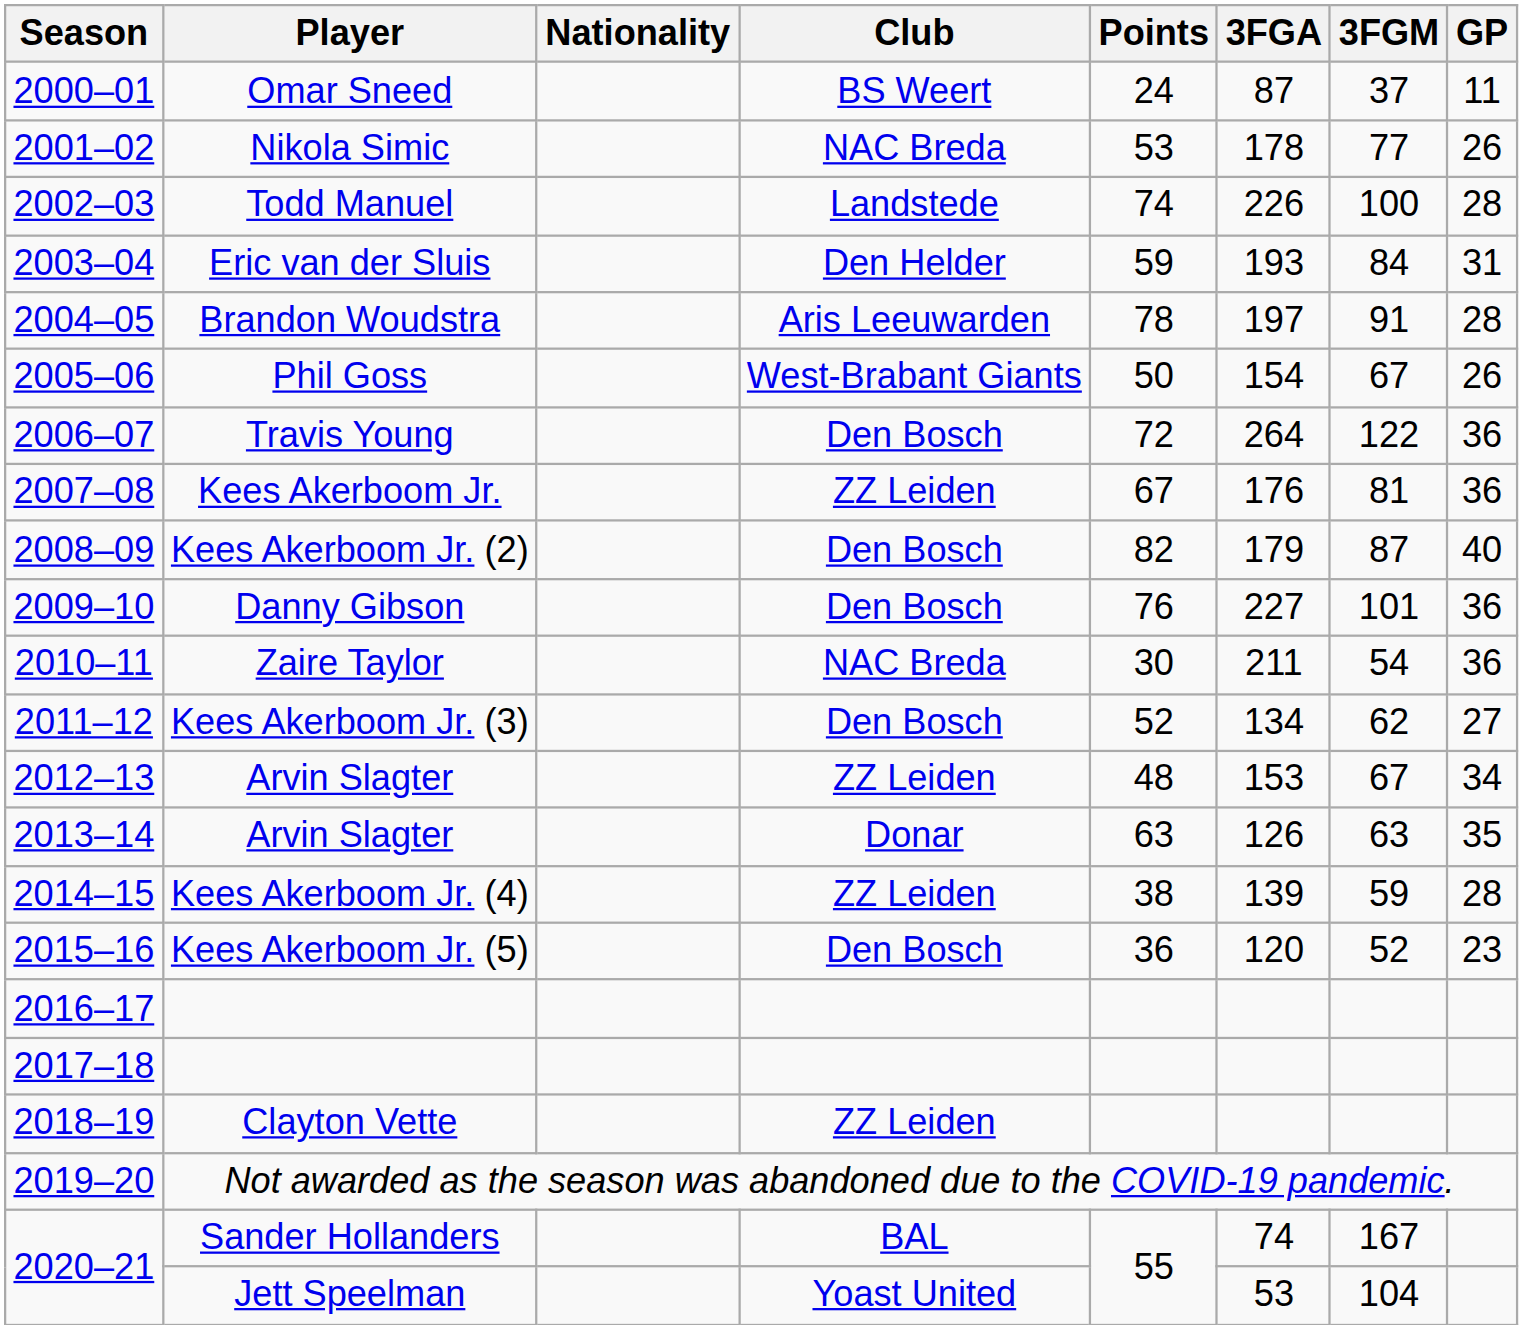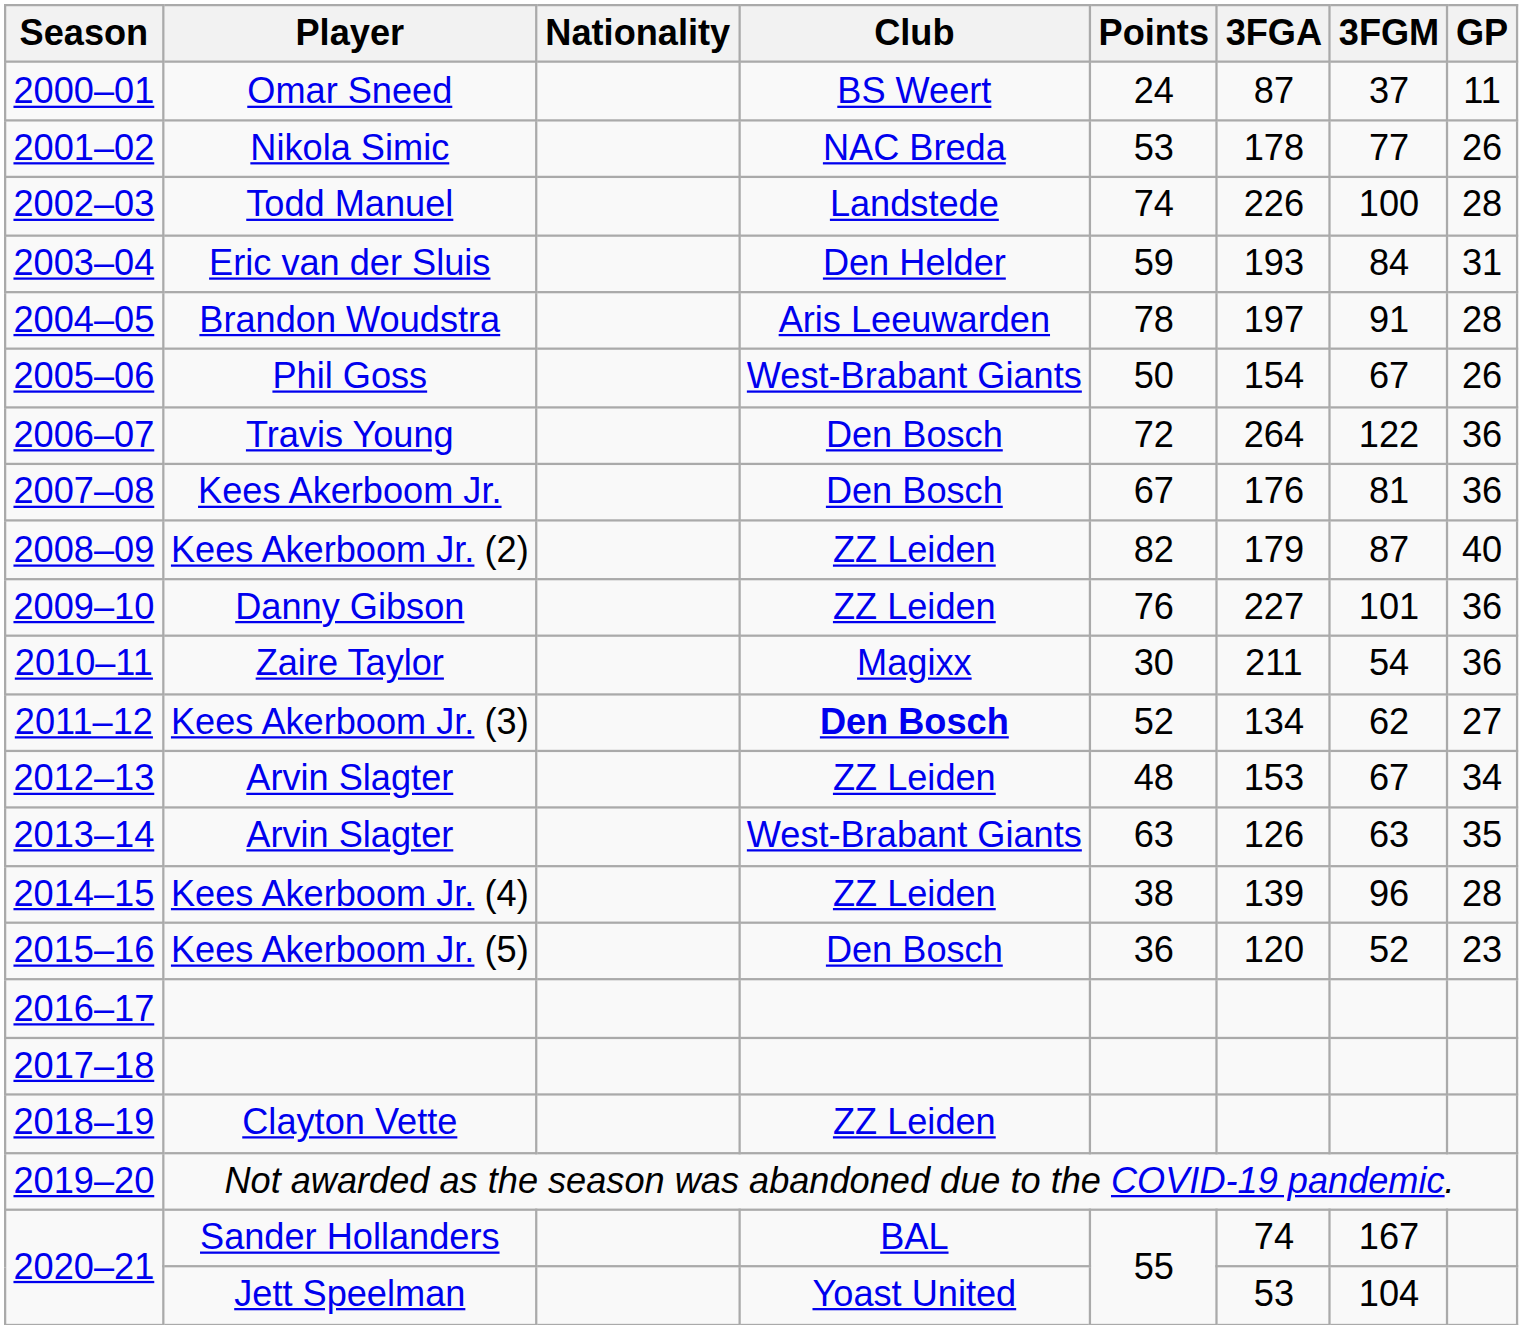(914, 491) ZZ Leiden -> (914, 491) Den Bosch
(914, 549) Den Bosch -> (914, 549) ZZ Leiden
(914, 606) Den Bosch -> (914, 606) ZZ Leiden
(914, 663) NAC Breda -> (914, 663) Magixx
(914, 721) normal -> (914, 721) bold
(914, 836) Donar -> (914, 836) West-Brabant Giants
(1389, 893) 59 -> (1389, 893) 96
